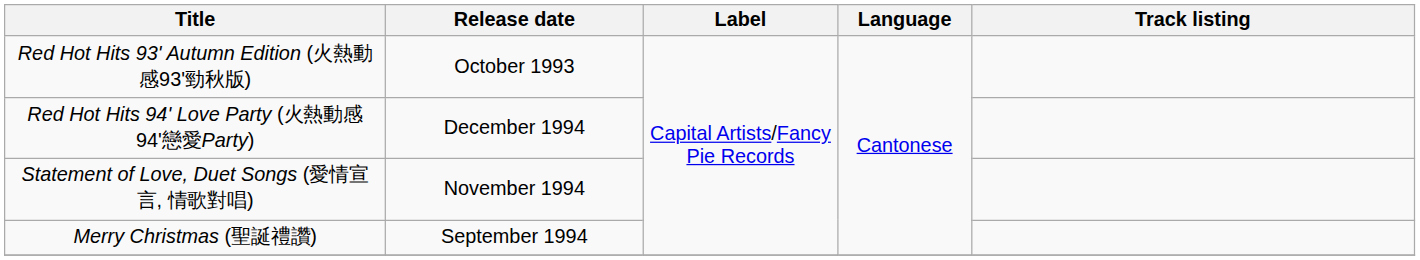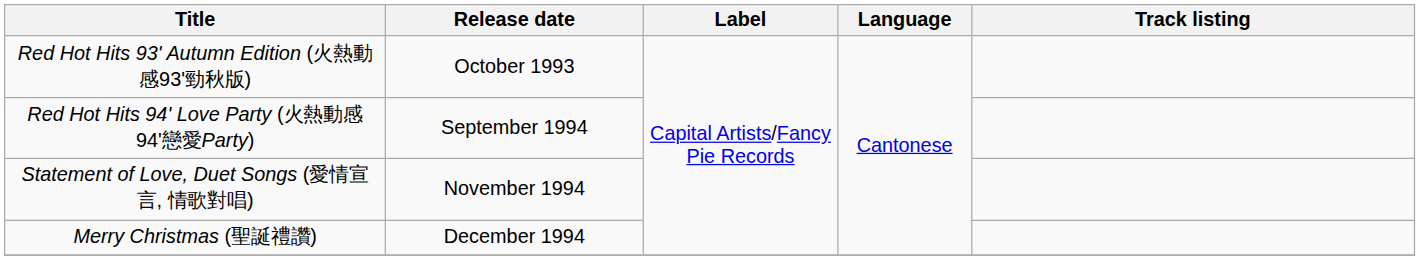(514, 127) December 1994 -> (514, 127) September 1994
(514, 237) September 1994 -> (514, 237) December 1994
